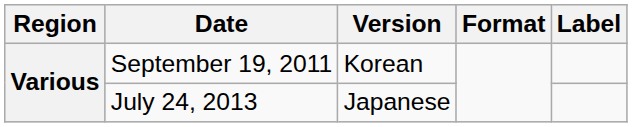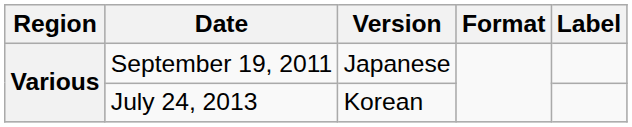(383, 63) Korean -> (397, 63) Japanese
(397, 102) Japanese -> (383, 102) Korean
